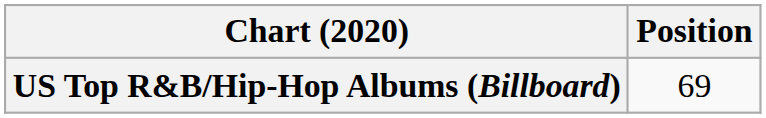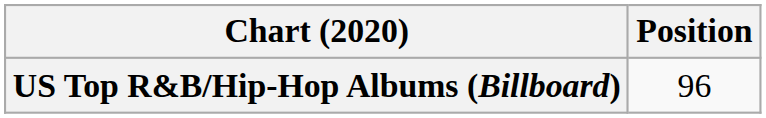(694, 84) 69 -> (694, 84) 96
